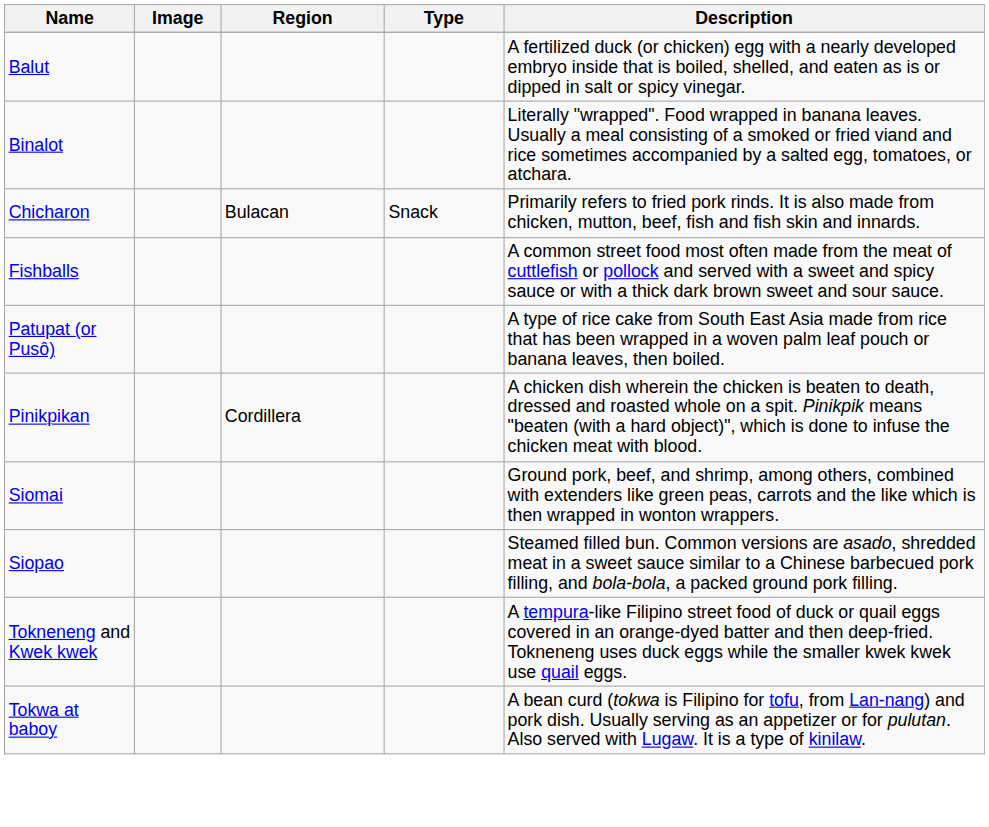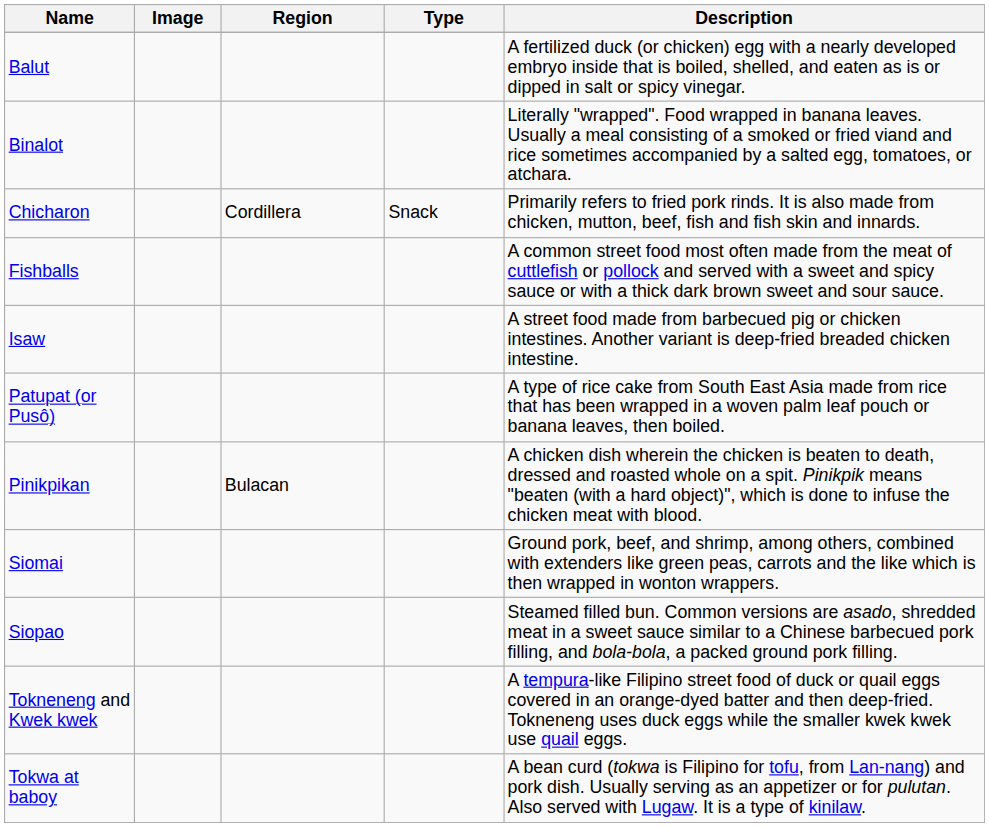(257, 212) Bulacan -> (263, 212) Cordillera
+ row: (27, 339)
(263, 417) Cordillera -> (257, 485) Bulacan
